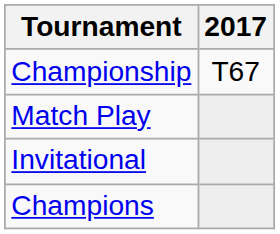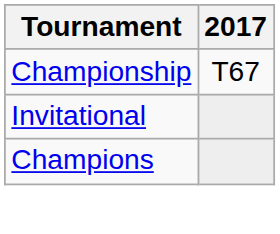- row: (81, 116)
